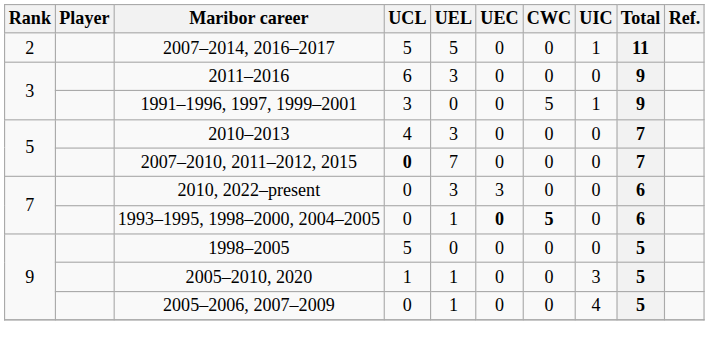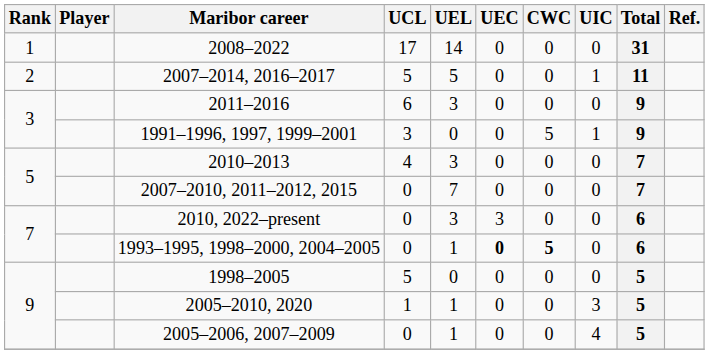+ row: (249, 47)
(407, 162) bold -> (407, 190) normal
